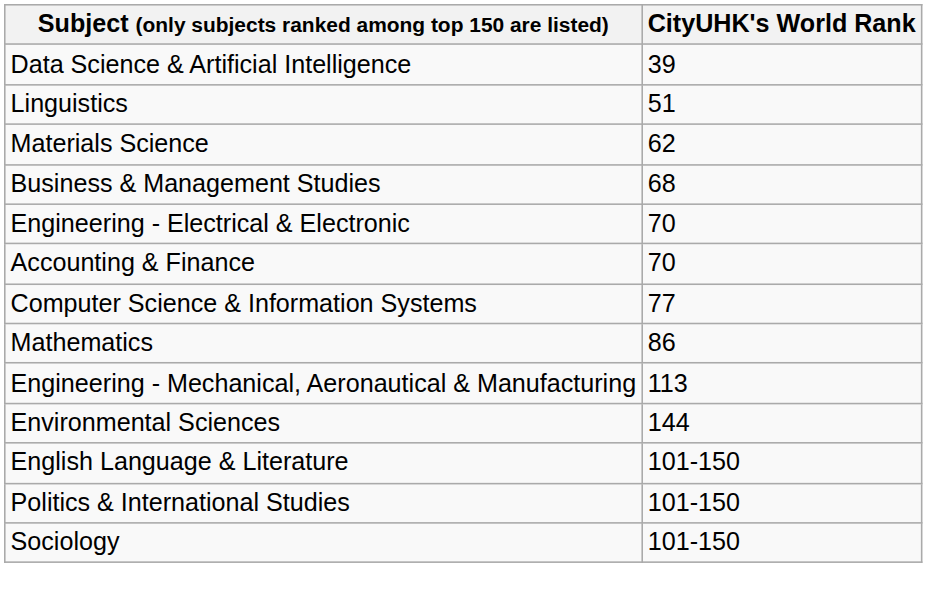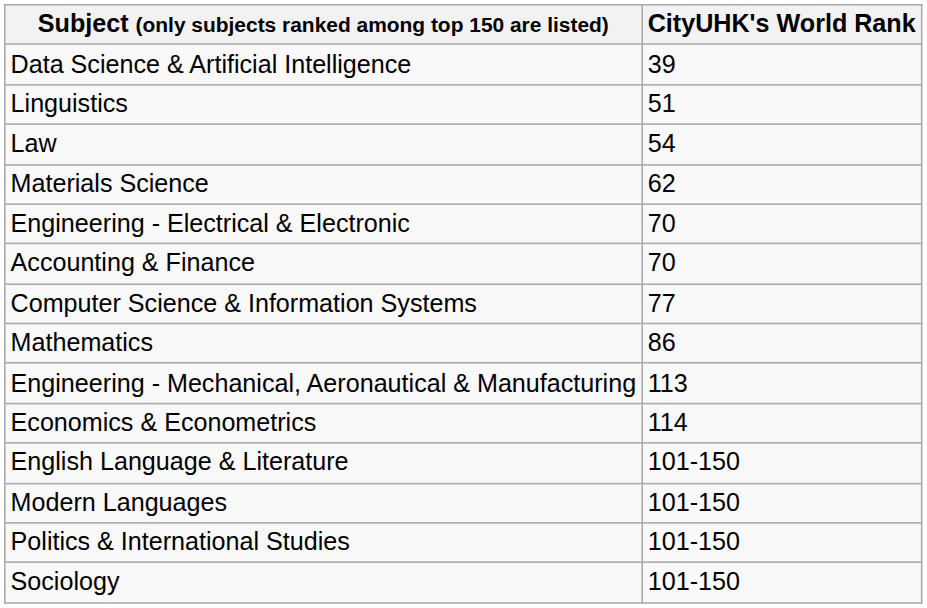+ row: (34, 143)
- row: (196, 183)
+ row: (163, 422)
- row: (145, 422)
+ row: (119, 502)
